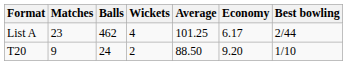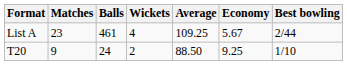(108, 32) 462 -> (108, 32) 461
(192, 32) 101.25 -> (192, 32) 109.25
(232, 32) 6.17 -> (232, 32) 5.67
(232, 51) 9.20 -> (232, 51) 9.25
